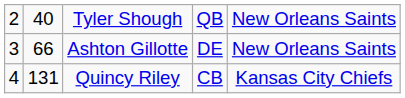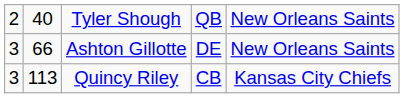(14, 78) 4 -> (14, 78) 3
(43, 78) 131 -> (43, 78) 113
